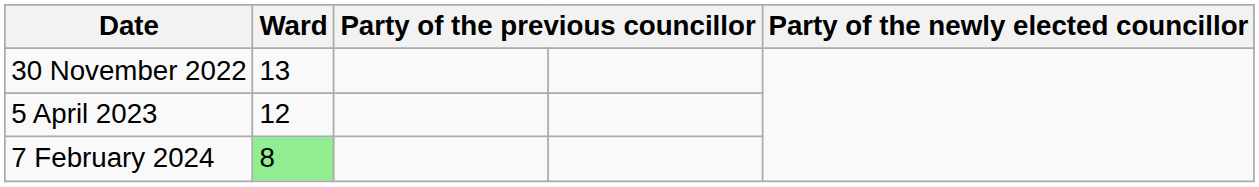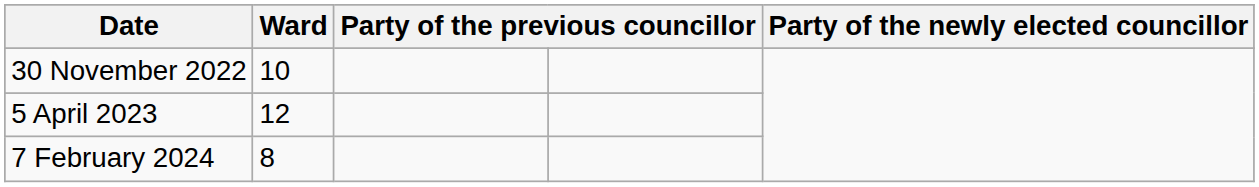(275, 70) 13 -> (275, 70) 10
(267, 158) lightgreen background -> (267, 158) no background
